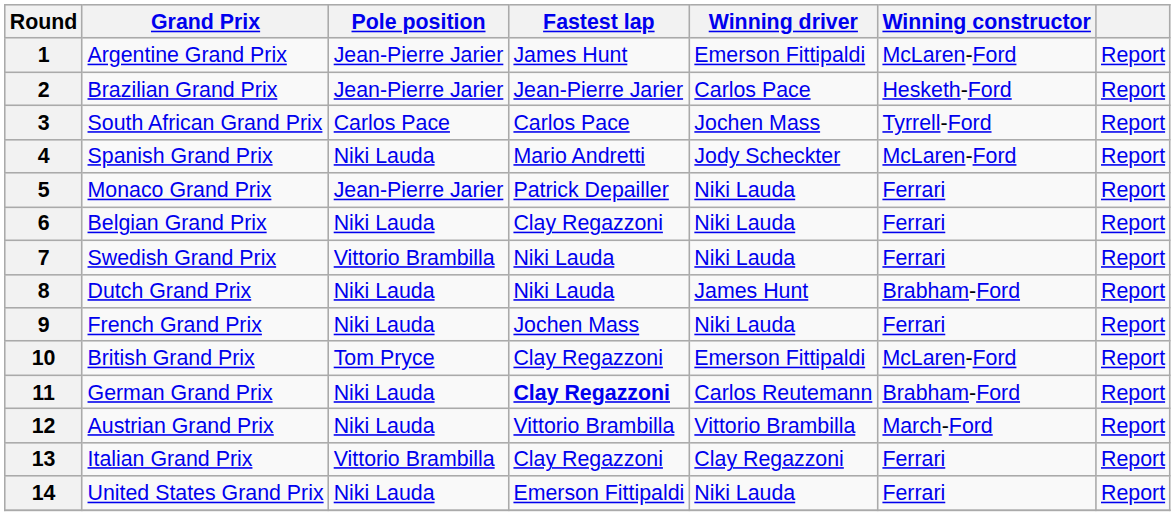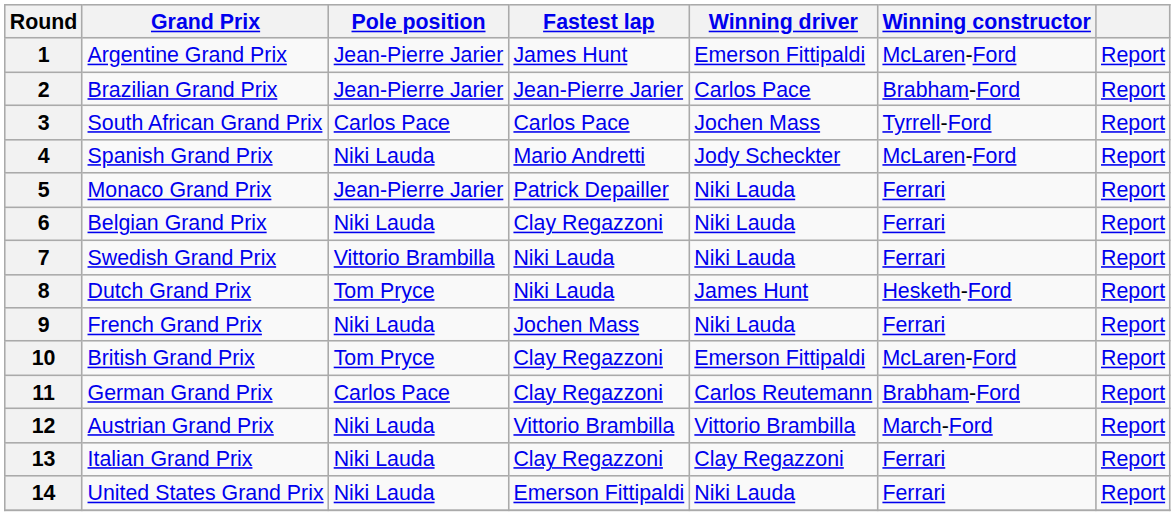(947, 89) Hesketh-Ford -> (951, 89) Brabham-Ford
(384, 290) Niki Lauda -> (384, 290) Tom Pryce
(951, 290) Brabham-Ford -> (947, 290) Hesketh-Ford
(384, 391) Niki Lauda -> (392, 391) Carlos Pace
(592, 391) bold -> (588, 391) normal
(414, 459) Vittorio Brambilla -> (384, 459) Niki Lauda
